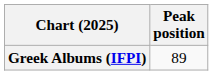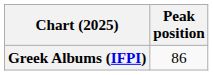(179, 57) 89 -> (179, 57) 86
